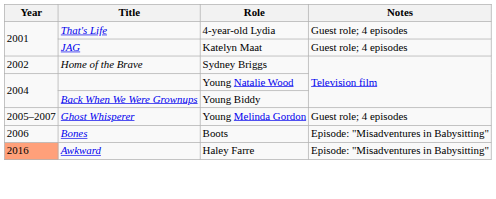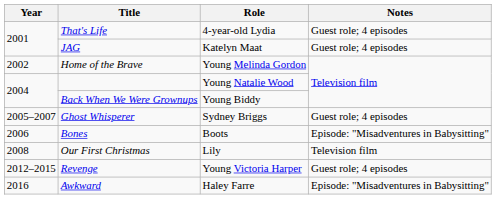(235, 64) Sydney Briggs -> (254, 64) Young Melinda Gordon
(254, 116) Young Melinda Gordon -> (235, 116) Sydney Briggs
+ row: (105, 151)
+ row: (79, 168)
(18, 151) lightsalmon background -> (18, 185) no background
